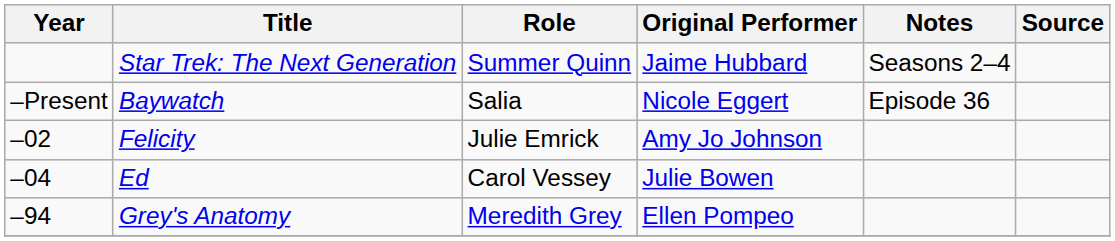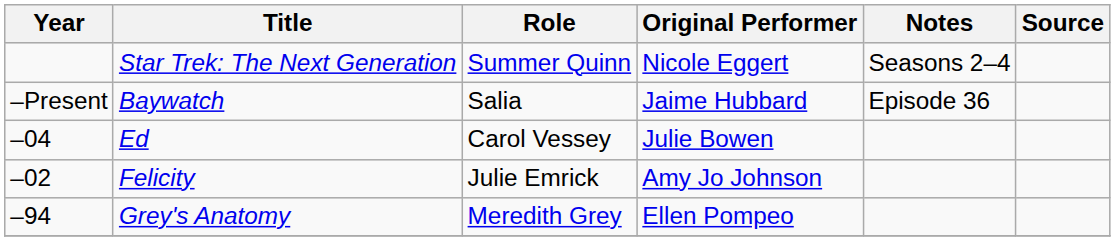(725, 62) Jaime Hubbard -> (715, 62) Nicole Eggert
(715, 100) Nicole Eggert -> (725, 100) Jaime Hubbard
rows swapped: (157, 139) <-> (134, 178)
